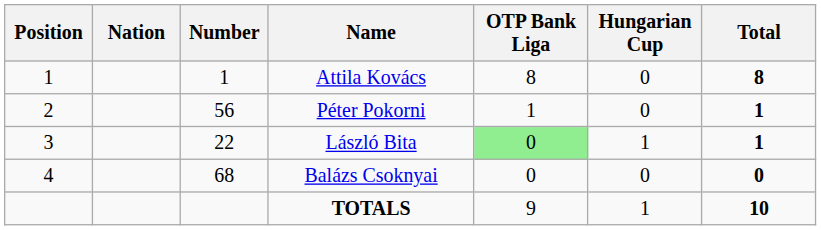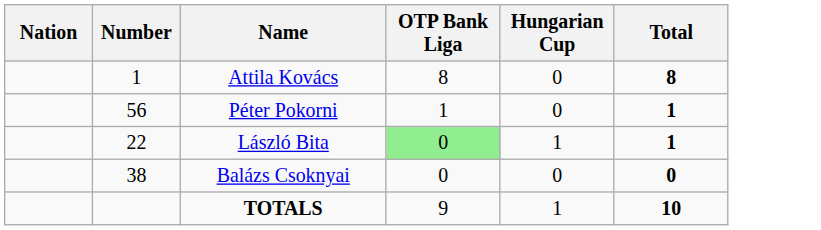- column: (49, 32)
(224, 176) 68 -> (136, 176) 38
